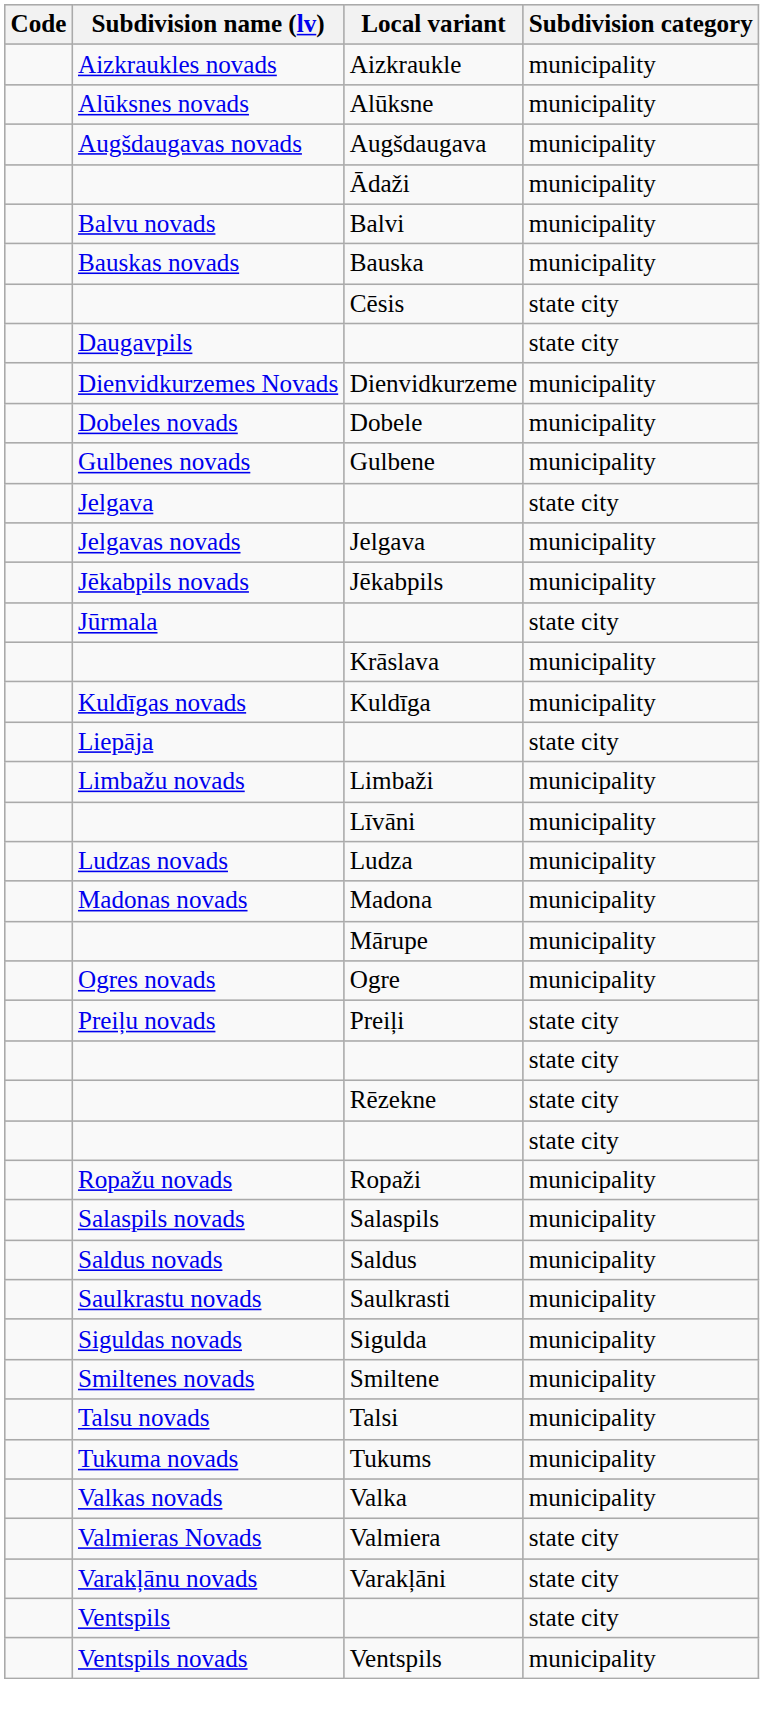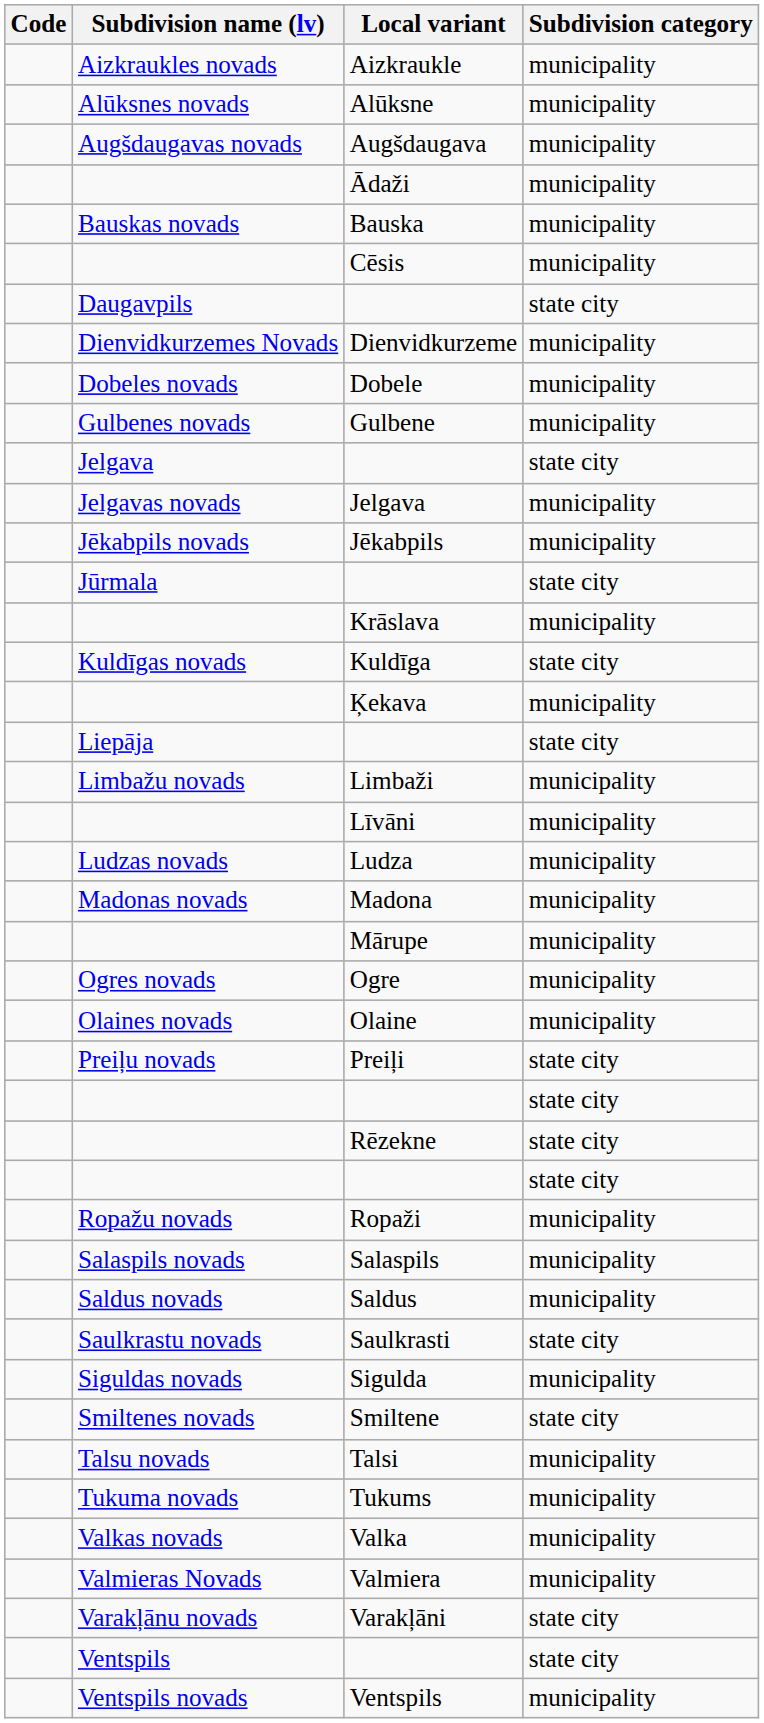- row: (147, 223)
(574, 303) state city -> (592, 263) municipality
(592, 701) municipality -> (574, 661) state city
+ row: (208, 702)
+ row: (155, 1020)
(592, 1299) municipality -> (574, 1339) state city
(592, 1378) municipality -> (574, 1418) state city
(574, 1538) state city -> (592, 1578) municipality
